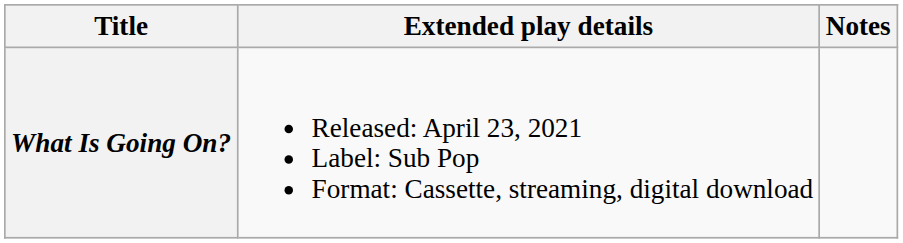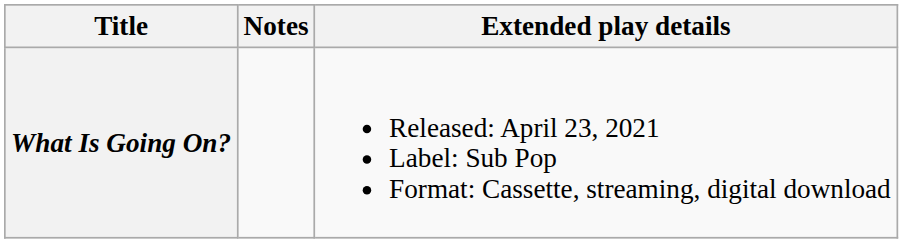columns swapped: (528, 26) <-> (858, 26)
